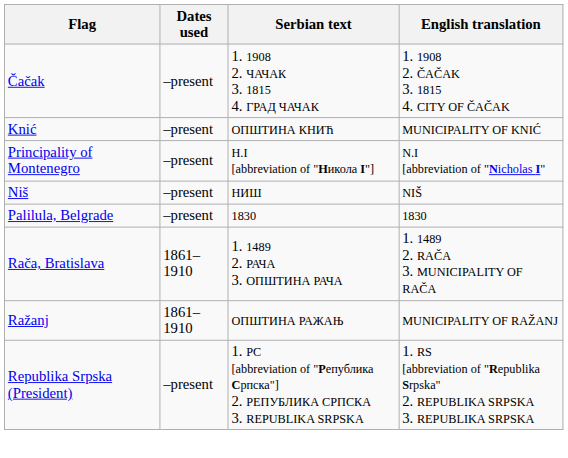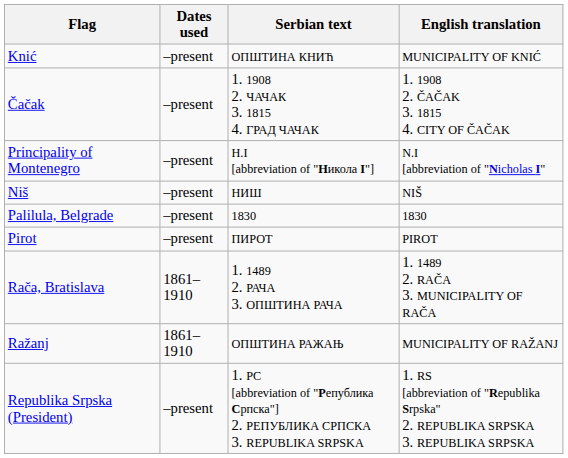rows swapped: (26, 80) <-> (22, 129)
+ row: (22, 239)
